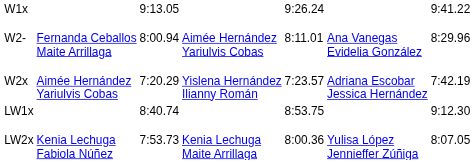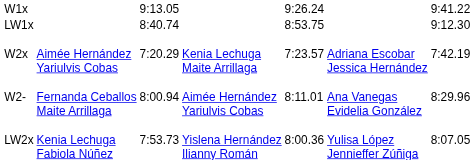rows swapped: (19, 111) <-> (15, 38)
(232, 88) Yislena Hernández Ilianny Román -> (222, 61) Kenia Lechuga Maite Arrillaga
(222, 147) Kenia Lechuga Maite Arrillaga -> (232, 147) Yislena Hernández Ilianny Román
